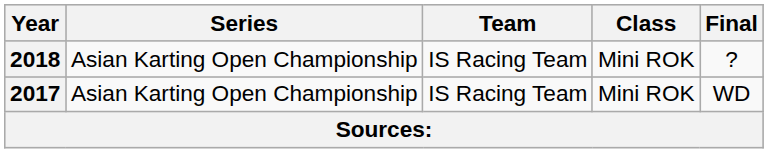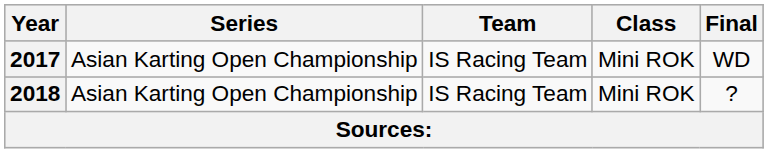rows swapped: (35, 94) <-> (35, 59)
